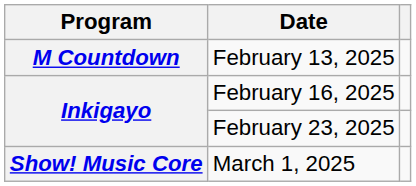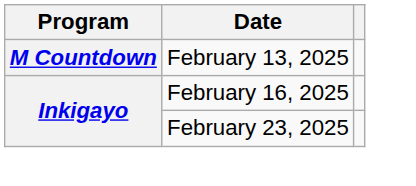- row: (284, 163)
